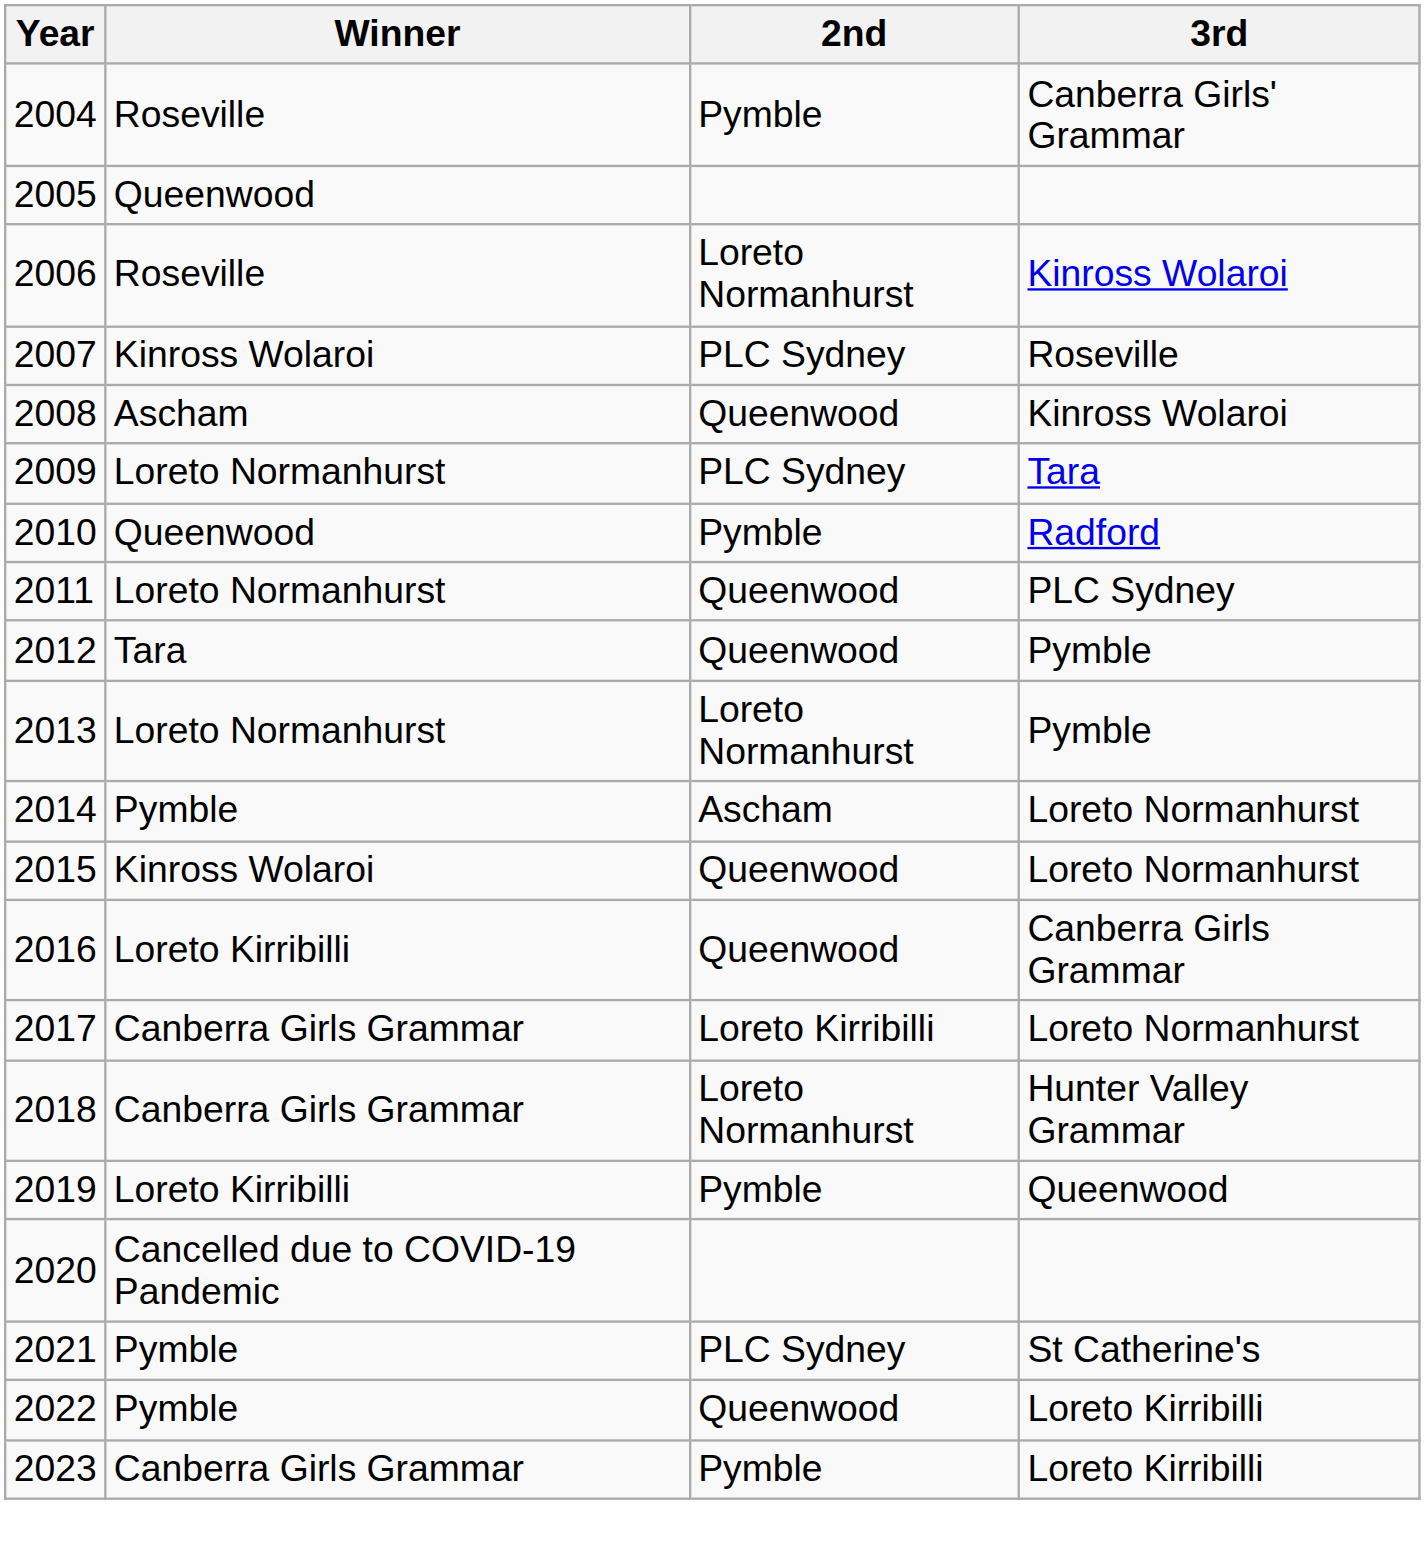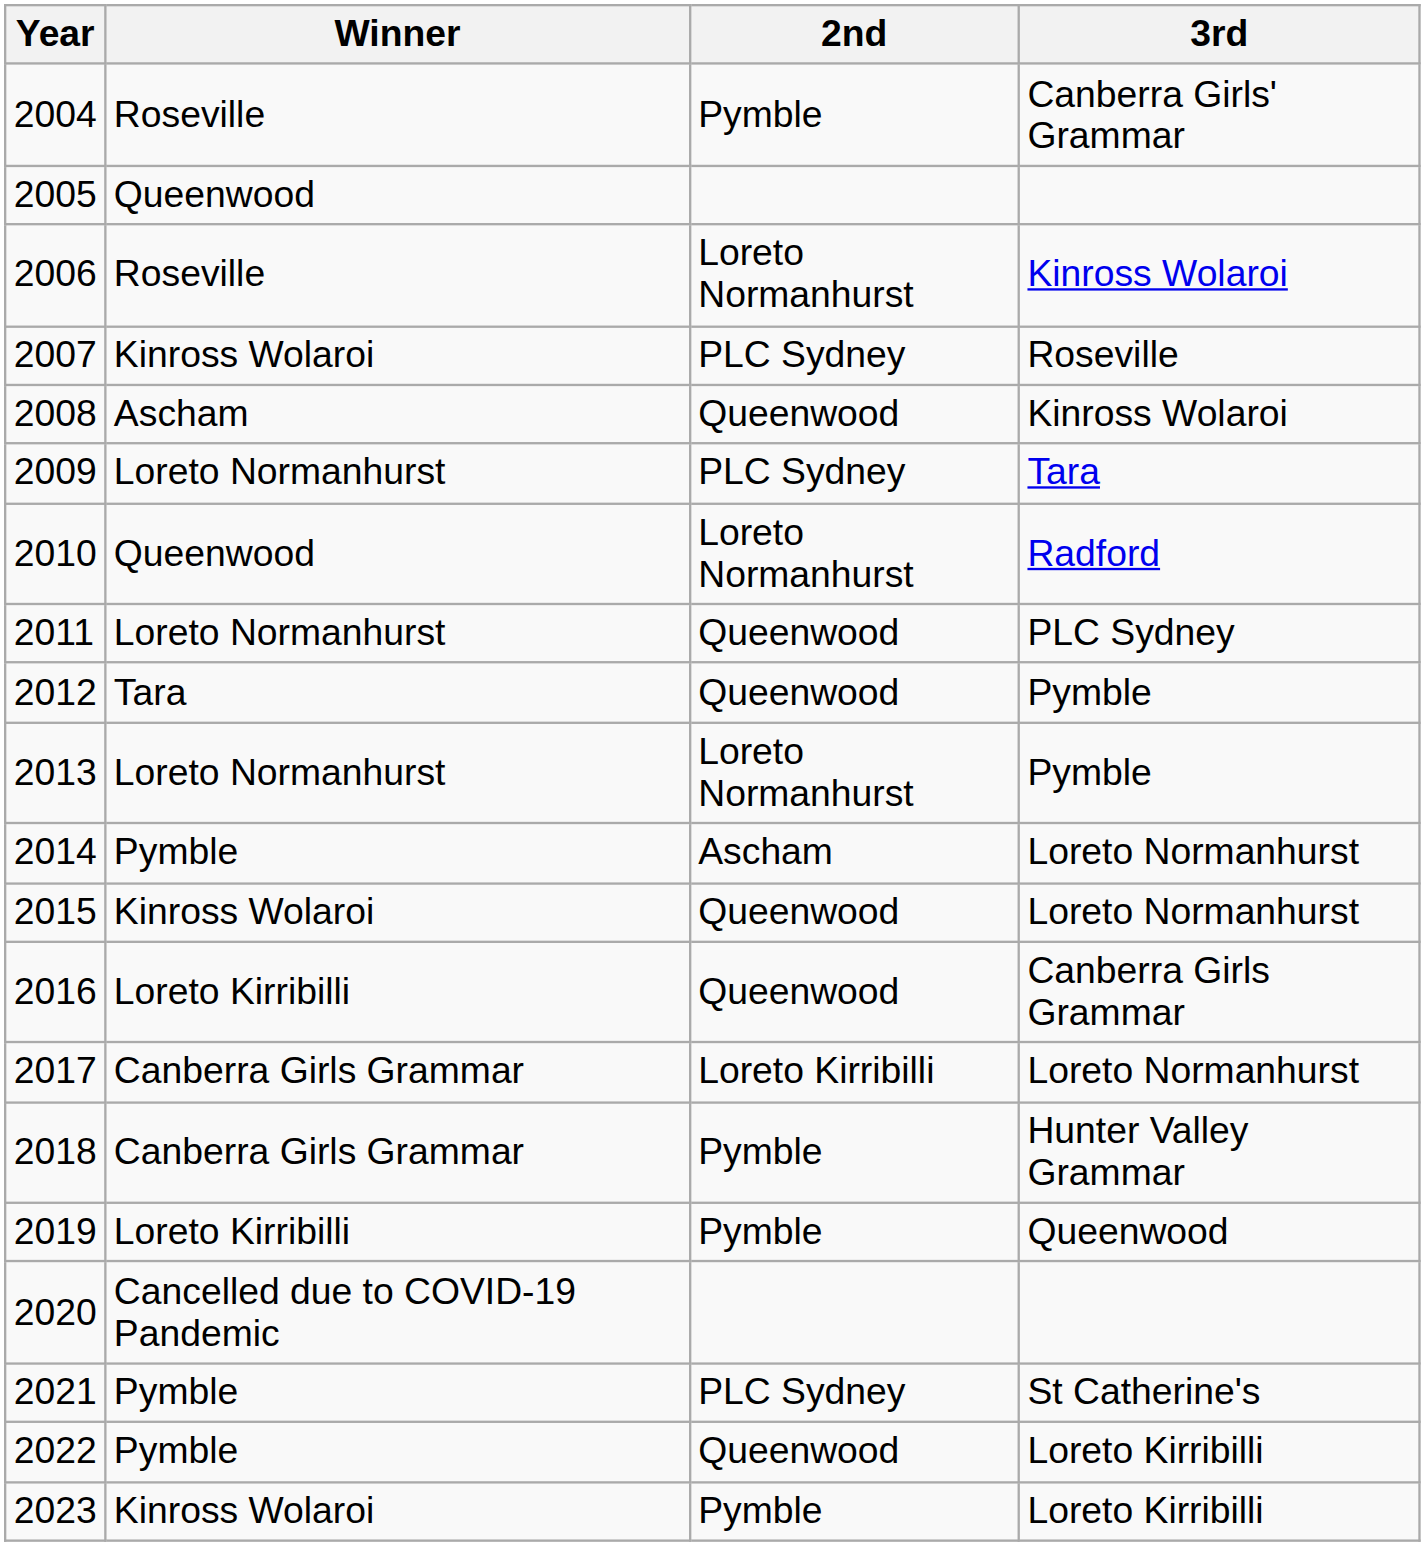(760, 531) Pymble -> (806, 552) Loreto Normanhurst
(806, 1109) Loreto Normanhurst -> (760, 1151) Pymble
(319, 1468) Canberra Girls Grammar -> (244, 1510) Kinross Wolaroi
